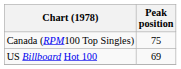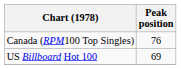(156, 40) 75 -> (156, 40) 76
